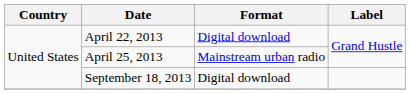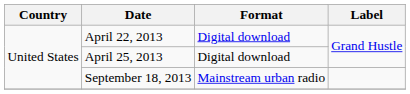(261, 57) Mainstream urban radio -> (244, 57) Digital download
(244, 78) Digital download -> (261, 78) Mainstream urban radio
